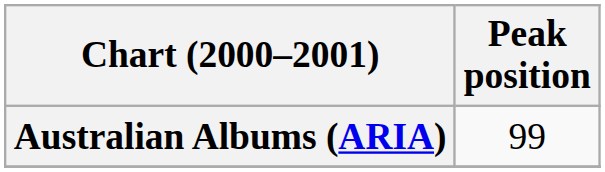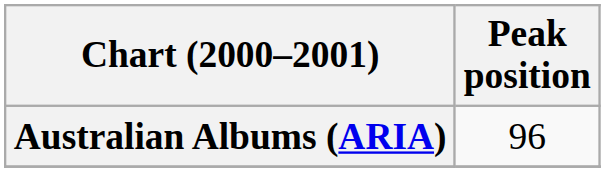(527, 135) 99 -> (527, 135) 96
